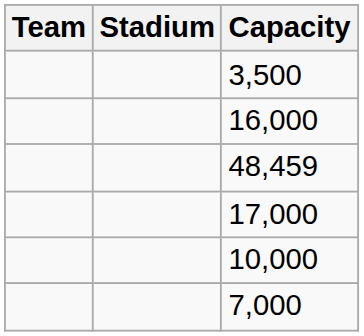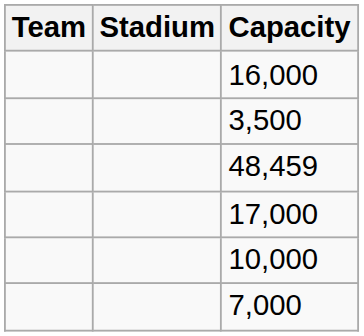rows swapped: (265, 74) <-> (273, 120)
